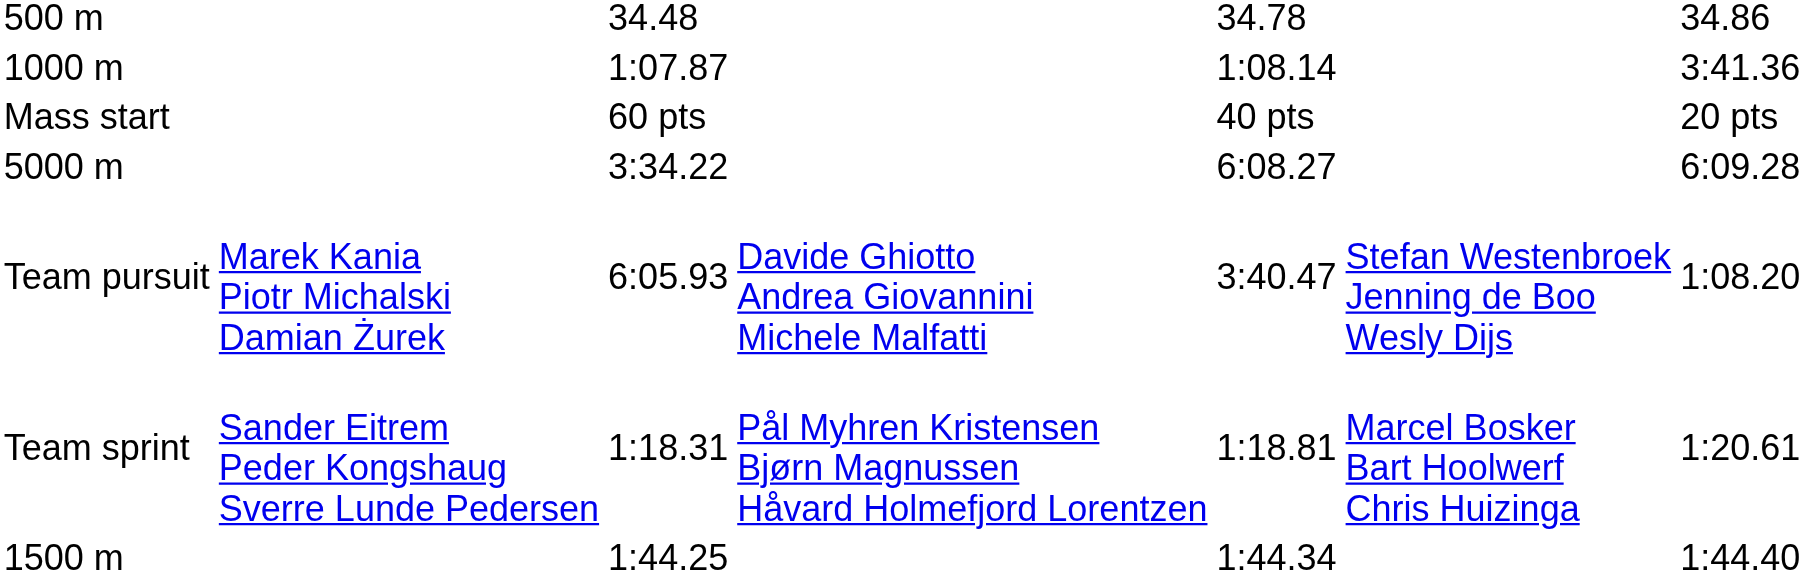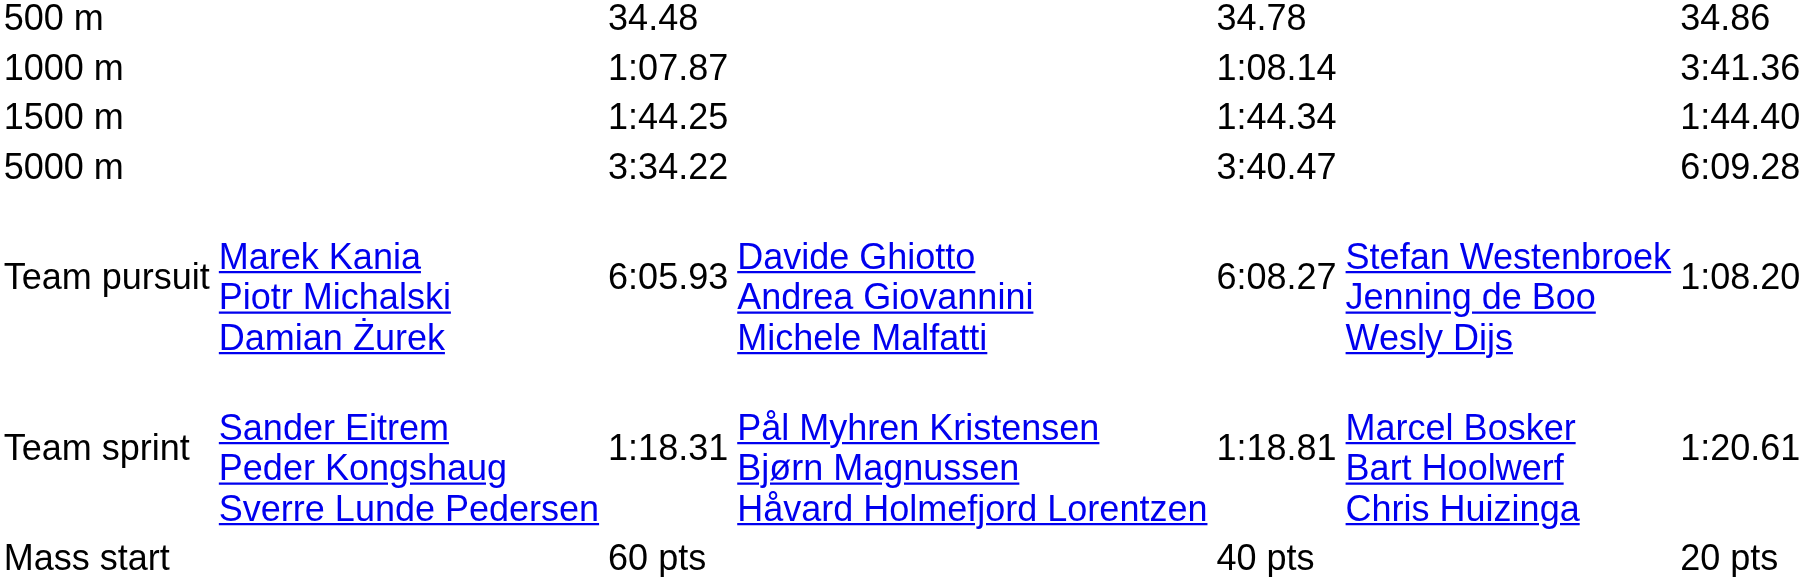rows swapped: (64, 558) <-> (87, 117)
(1277, 166) 6:08.27 -> (1277, 166) 3:40.47
(1277, 277) 3:40.47 -> (1277, 277) 6:08.27
